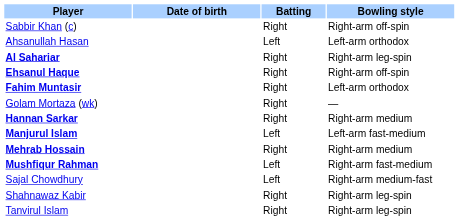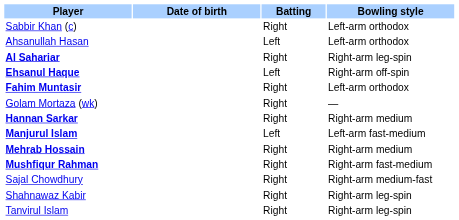(369, 26) Right-arm off-spin -> (369, 26) Left-arm orthodox
(275, 72) Right -> (272, 72) Left
(272, 165) Left -> (275, 165) Right
(272, 180) Left -> (275, 180) Right
